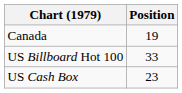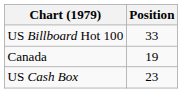rows swapped: (27, 35) <-> (65, 56)
